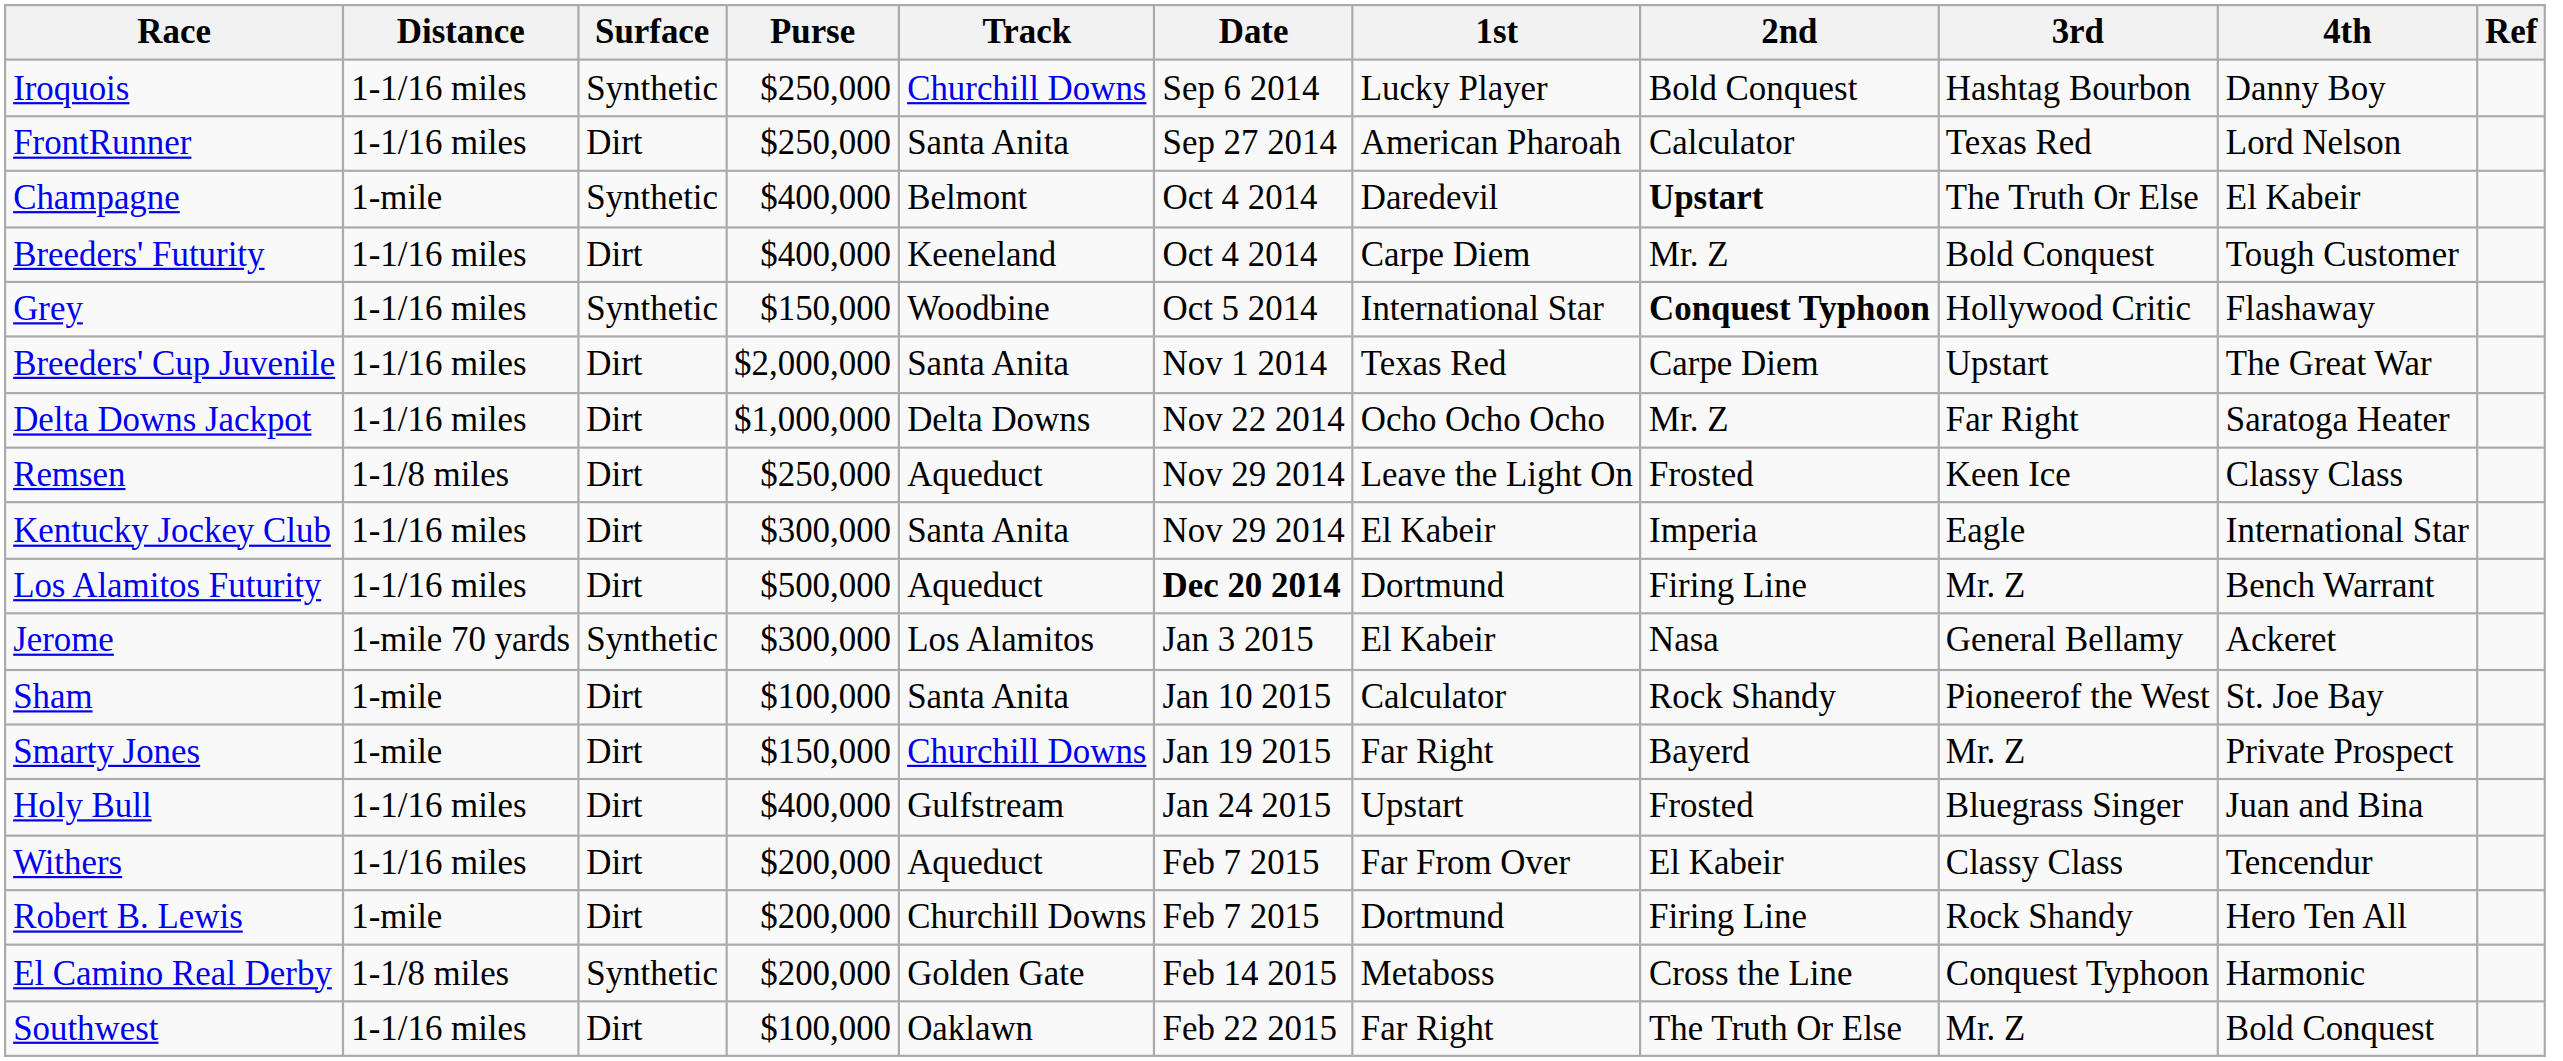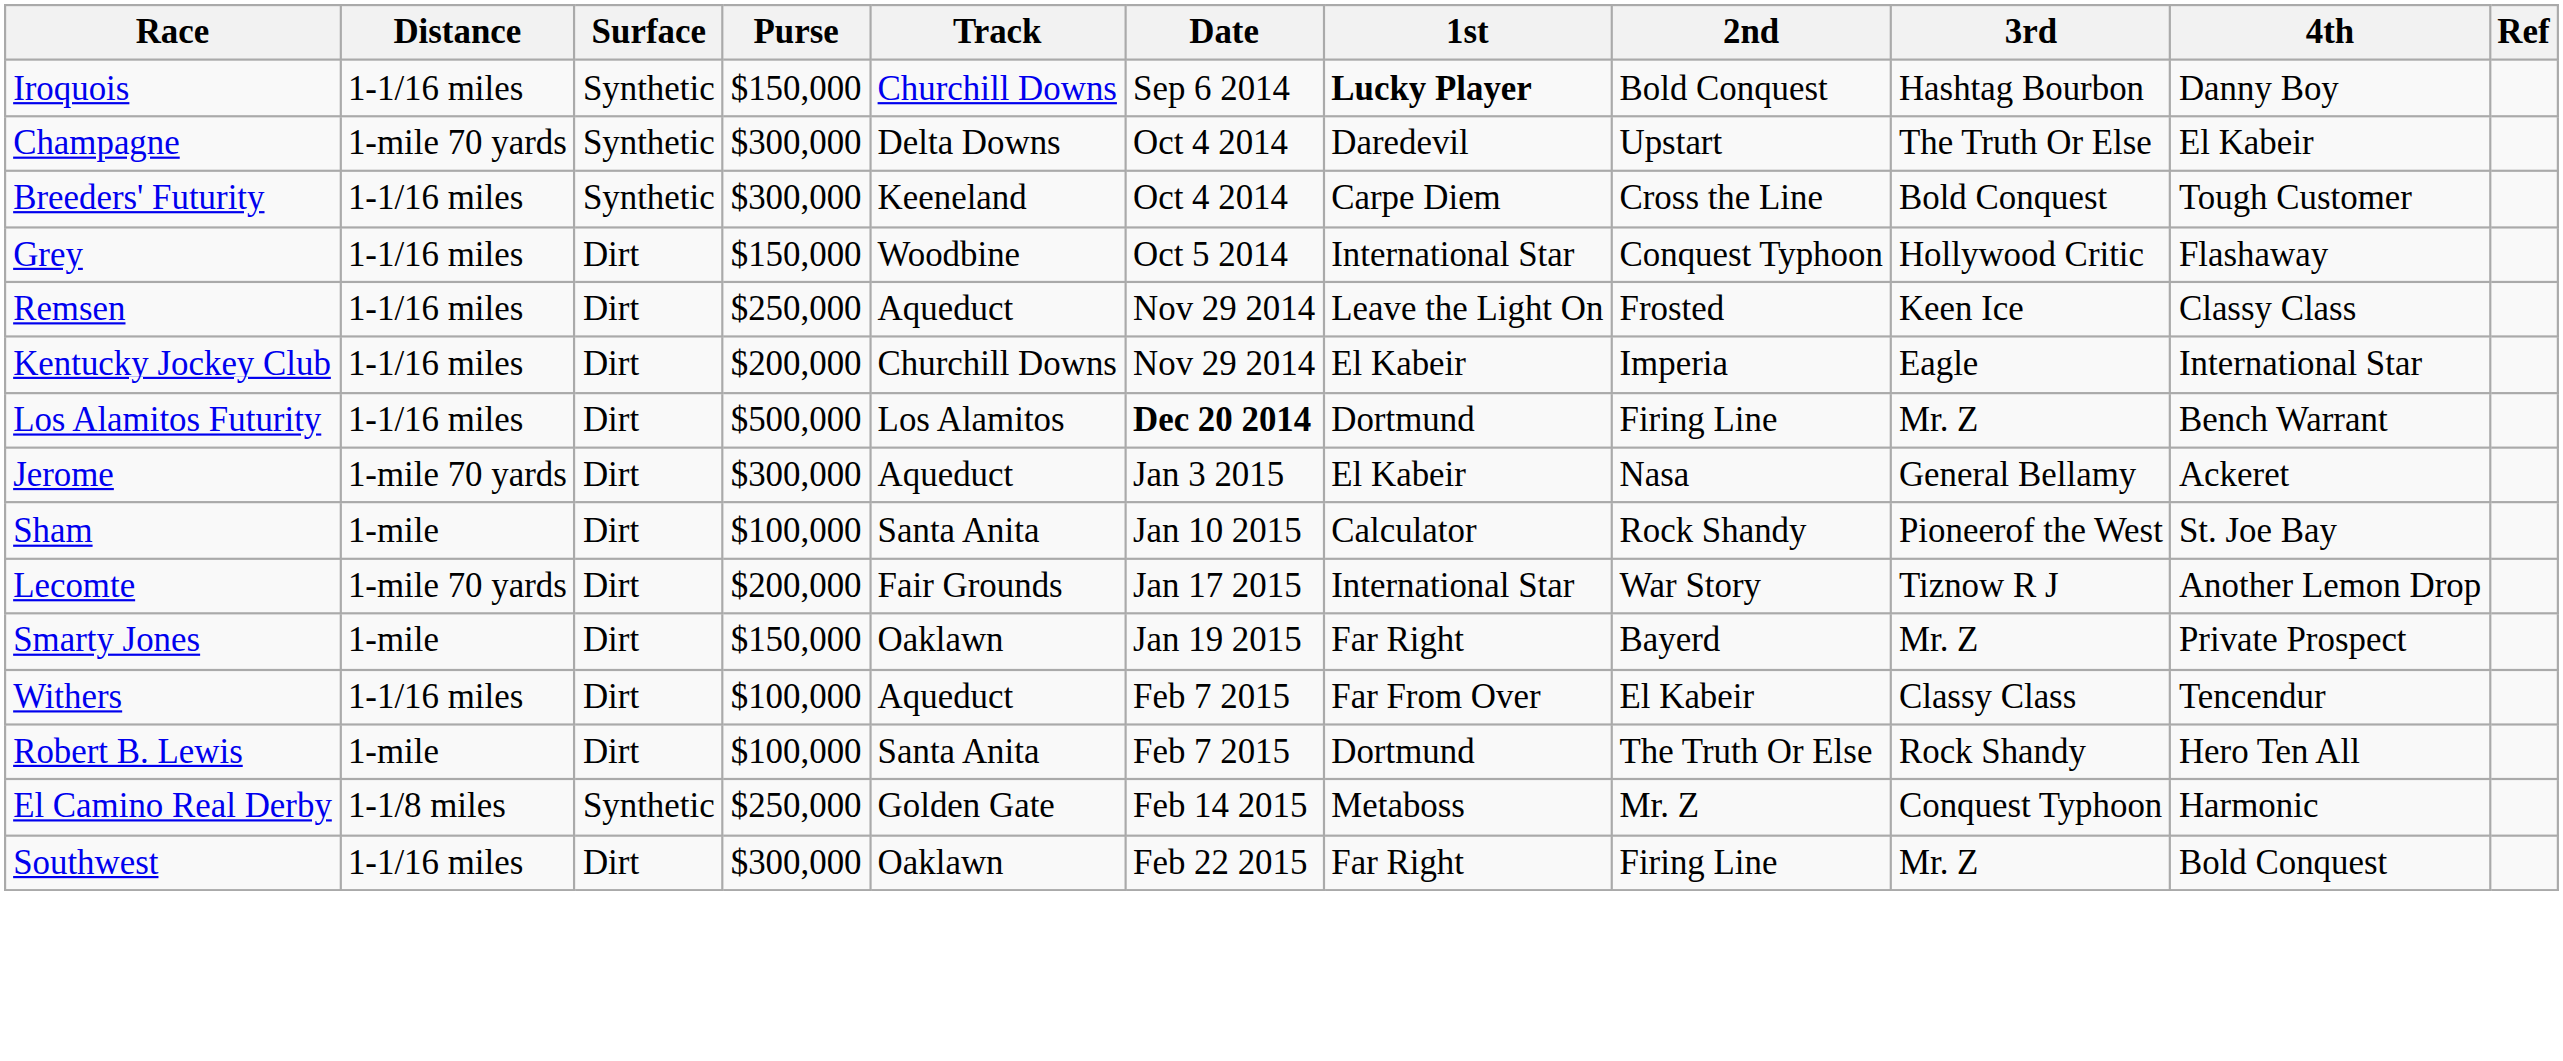(826, 87) $250,000 -> (796, 87) $150,000
(1454, 87) normal -> (1432, 87) bold
- row: (102, 142)
(397, 198) 1-mile -> (457, 142) 1-mile 70 yards
(826, 198) $400,000 -> (796, 142) $300,000
(967, 198) Belmont -> (969, 142) Delta Downs
(1706, 198) bold -> (1671, 142) normal
(614, 253) Dirt -> (649, 198) Synthetic
(826, 253) $400,000 -> (796, 198) $300,000
(1689, 253) Mr. Z -> (1721, 198) Cross the Line
(652, 308) Synthetic -> (611, 253) Dirt
(1789, 308) bold -> (1751, 253) normal
- row: (174, 364)
- row: (162, 419)
(430, 474) 1-1/8 miles -> (436, 308) 1-1/16 miles
(826, 530) $300,000 -> (796, 364) $200,000
(988, 530) Santa Anita -> (997, 364) Churchill Downs
(975, 585) Aqueduct -> (971, 419) Los Alamitos
(652, 640) Synthetic -> (611, 474) Dirt
(1001, 640) Los Alamitos -> (945, 474) Aqueduct
+ row: (74, 585)
(1027, 751) Churchill Downs -> (941, 640) Oaklawn
- row: (82, 806)
(826, 861) $200,000 -> (796, 695) $100,000
(826, 917) $200,000 -> (796, 751) $100,000
(1027, 917) Churchill Downs -> (958, 751) Santa Anita
(1728, 917) Firing Line -> (1746, 751) The Truth Or Else
(826, 972) $200,000 -> (796, 806) $250,000
(1751, 972) Cross the Line -> (1659, 806) Mr. Z
(826, 1027) $100,000 -> (796, 861) $300,000
(1775, 1027) The Truth Or Else -> (1698, 861) Firing Line
